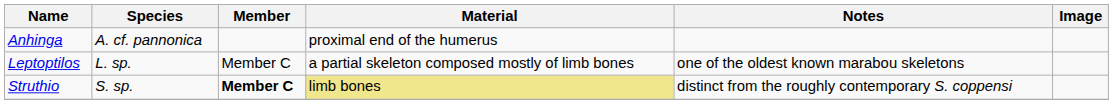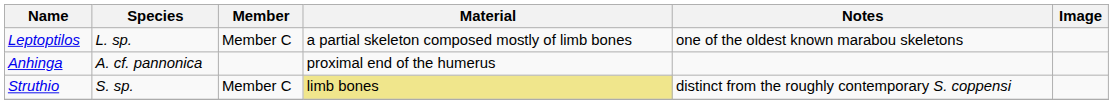rows swapped: (35, 39) <-> (44, 63)
(257, 87) bold -> (257, 87) normal
